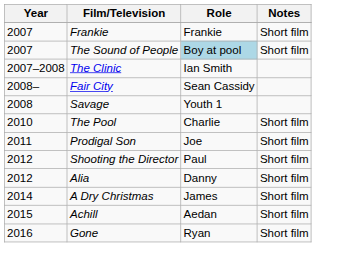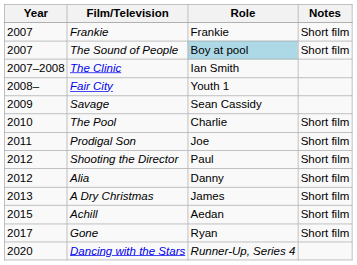(219, 86) Sean Cassidy -> (210, 86) Youth 1
(20, 104) 2008 -> (20, 104) 2009
(203, 104) Youth 1 -> (226, 104) Sean Cassidy
(20, 196) 2014 -> (20, 196) 2013
(20, 232) 2016 -> (20, 232) 2017
+ row: (128, 251)
